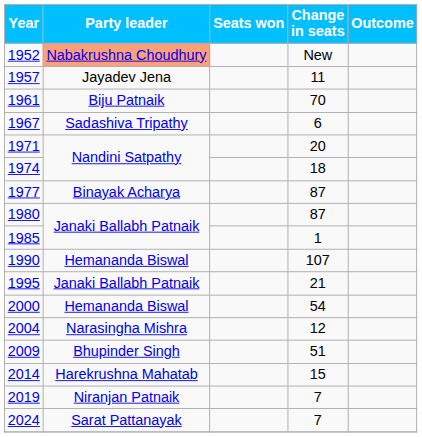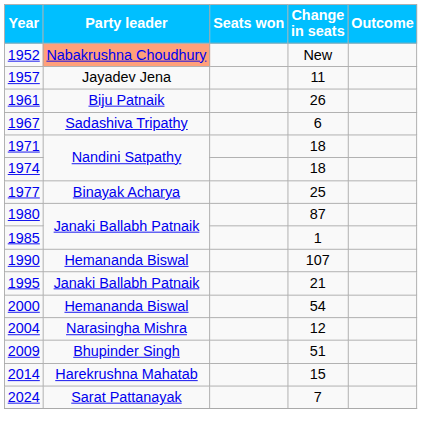(318, 100) 70 -> (318, 100) 26
(318, 146) 20 -> (318, 146) 18
(318, 191) 87 -> (318, 191) 25
- row: (24, 397)
